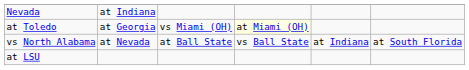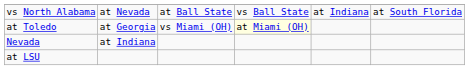rows swapped: (51, 42) <-> (23, 12)
